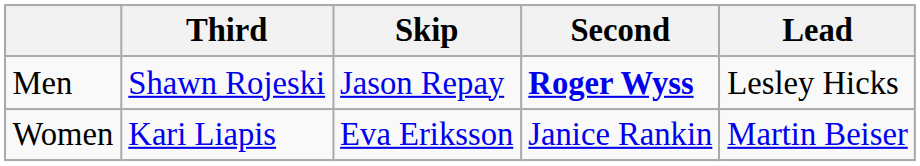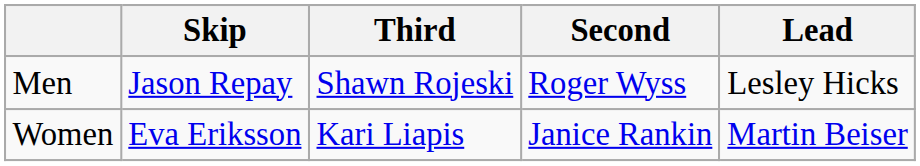columns swapped: (427, 30) <-> (227, 30)
(611, 82) bold -> (607, 82) normal
